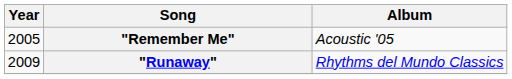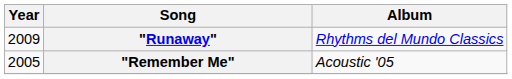rows swapped: (178, 39) <-> (178, 62)
